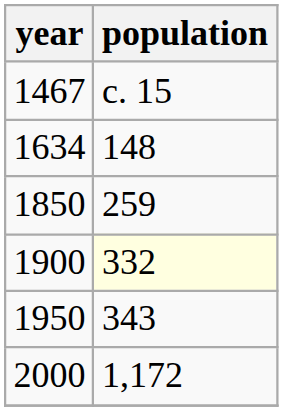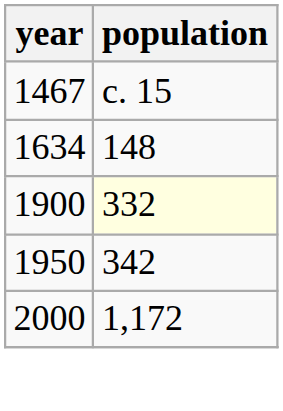- row: (49, 204)
(129, 318) 343 -> (129, 261) 342
